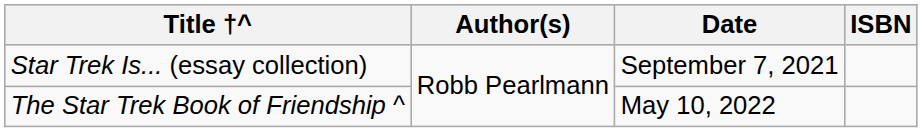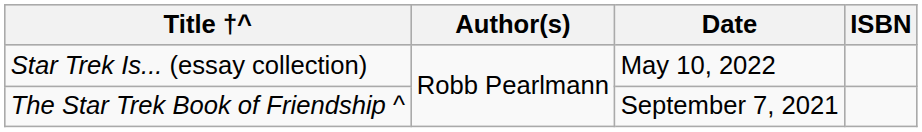(730, 65) September 7, 2021 -> (698, 65) May 10, 2022
(698, 106) May 10, 2022 -> (730, 106) September 7, 2021
